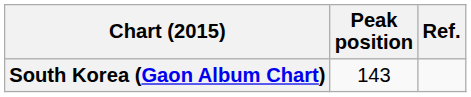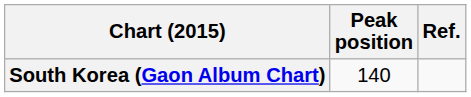(374, 75) 143 -> (374, 75) 140
